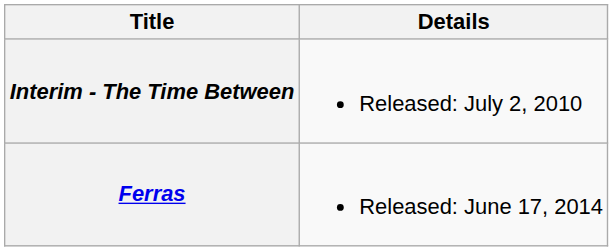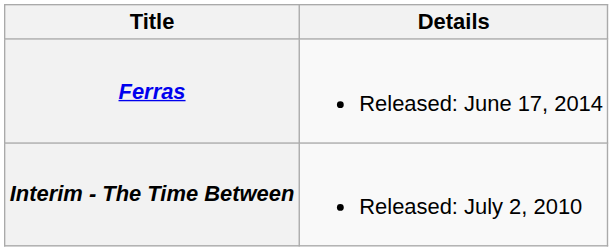rows swapped: (152, 90) <-> (152, 194)
